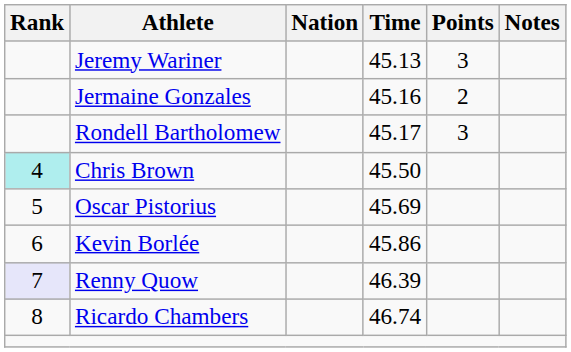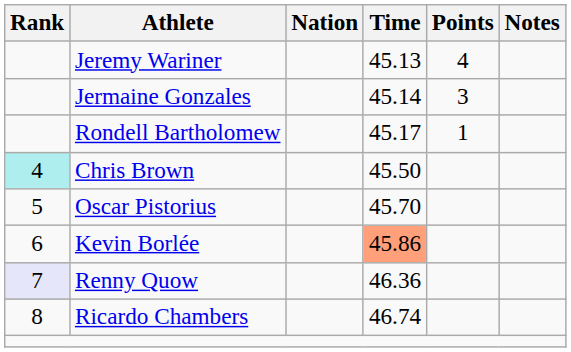(463, 59) 3 -> (463, 59) 4
(395, 96) 45.16 -> (395, 96) 45.14
(463, 96) 2 -> (463, 96) 3
(463, 133) 3 -> (463, 133) 1
(395, 206) 45.69 -> (395, 206) 45.70
(395, 243) no background -> (395, 243) lightsalmon background
(395, 280) 46.39 -> (395, 280) 46.36
